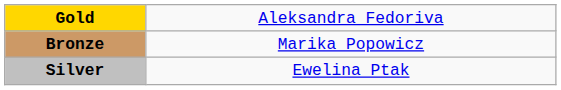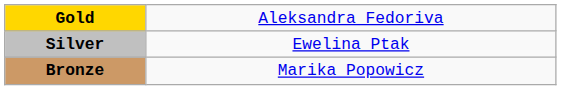rows swapped: (75, 71) <-> (75, 44)
